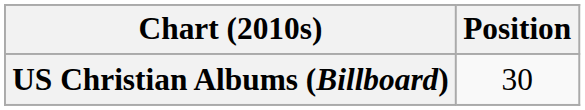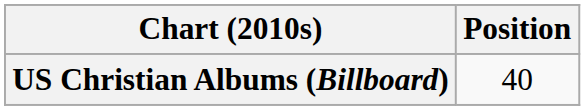(517, 79) 30 -> (517, 79) 40
